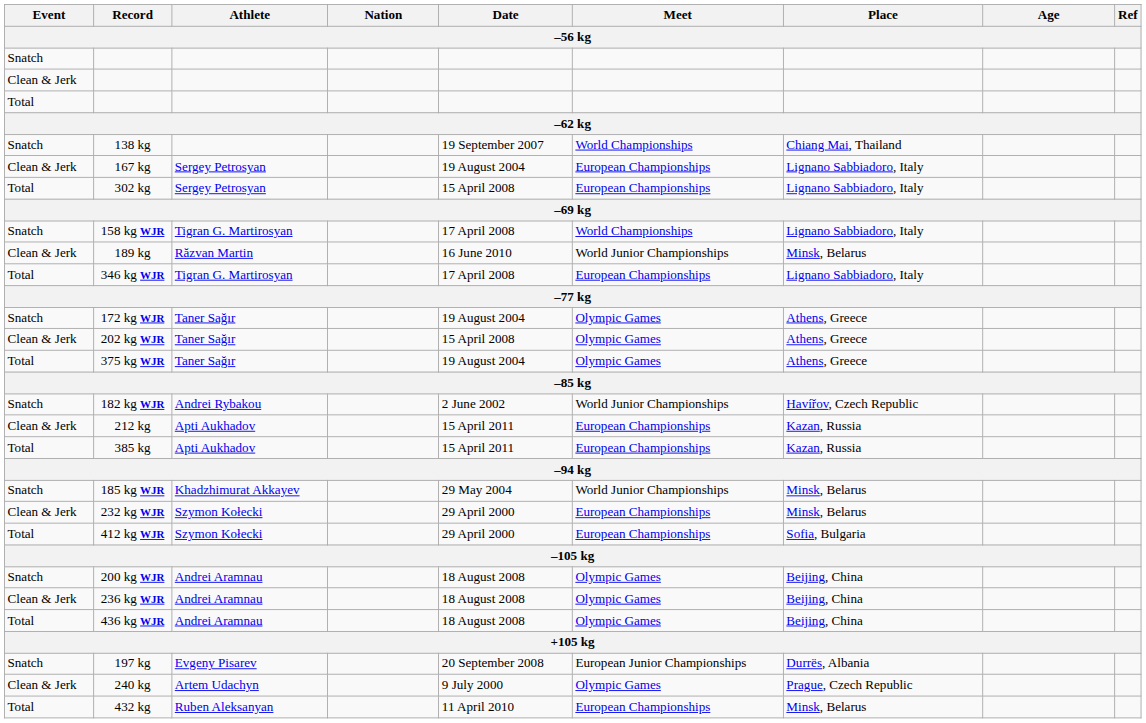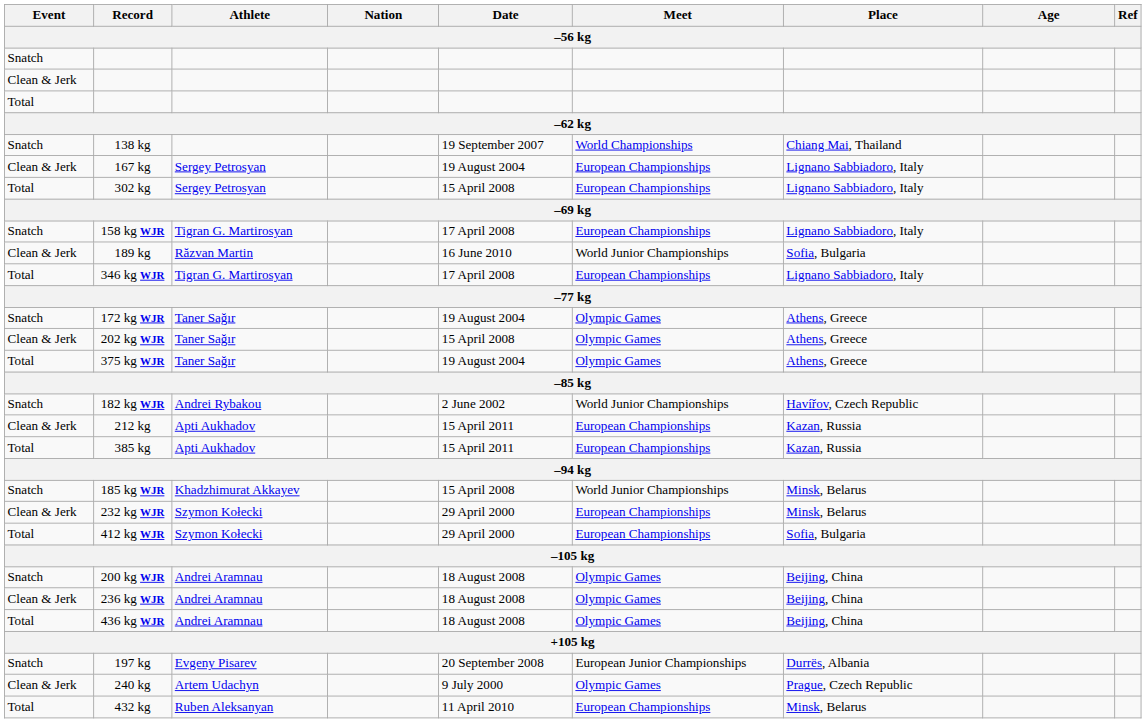(634, 231) World Championships -> (643, 231) European Championships
(826, 253) Minsk, Belarus -> (826, 253) Sofia, Bulgaria
(477, 491) 29 May 2004 -> (478, 491) 15 April 2008
